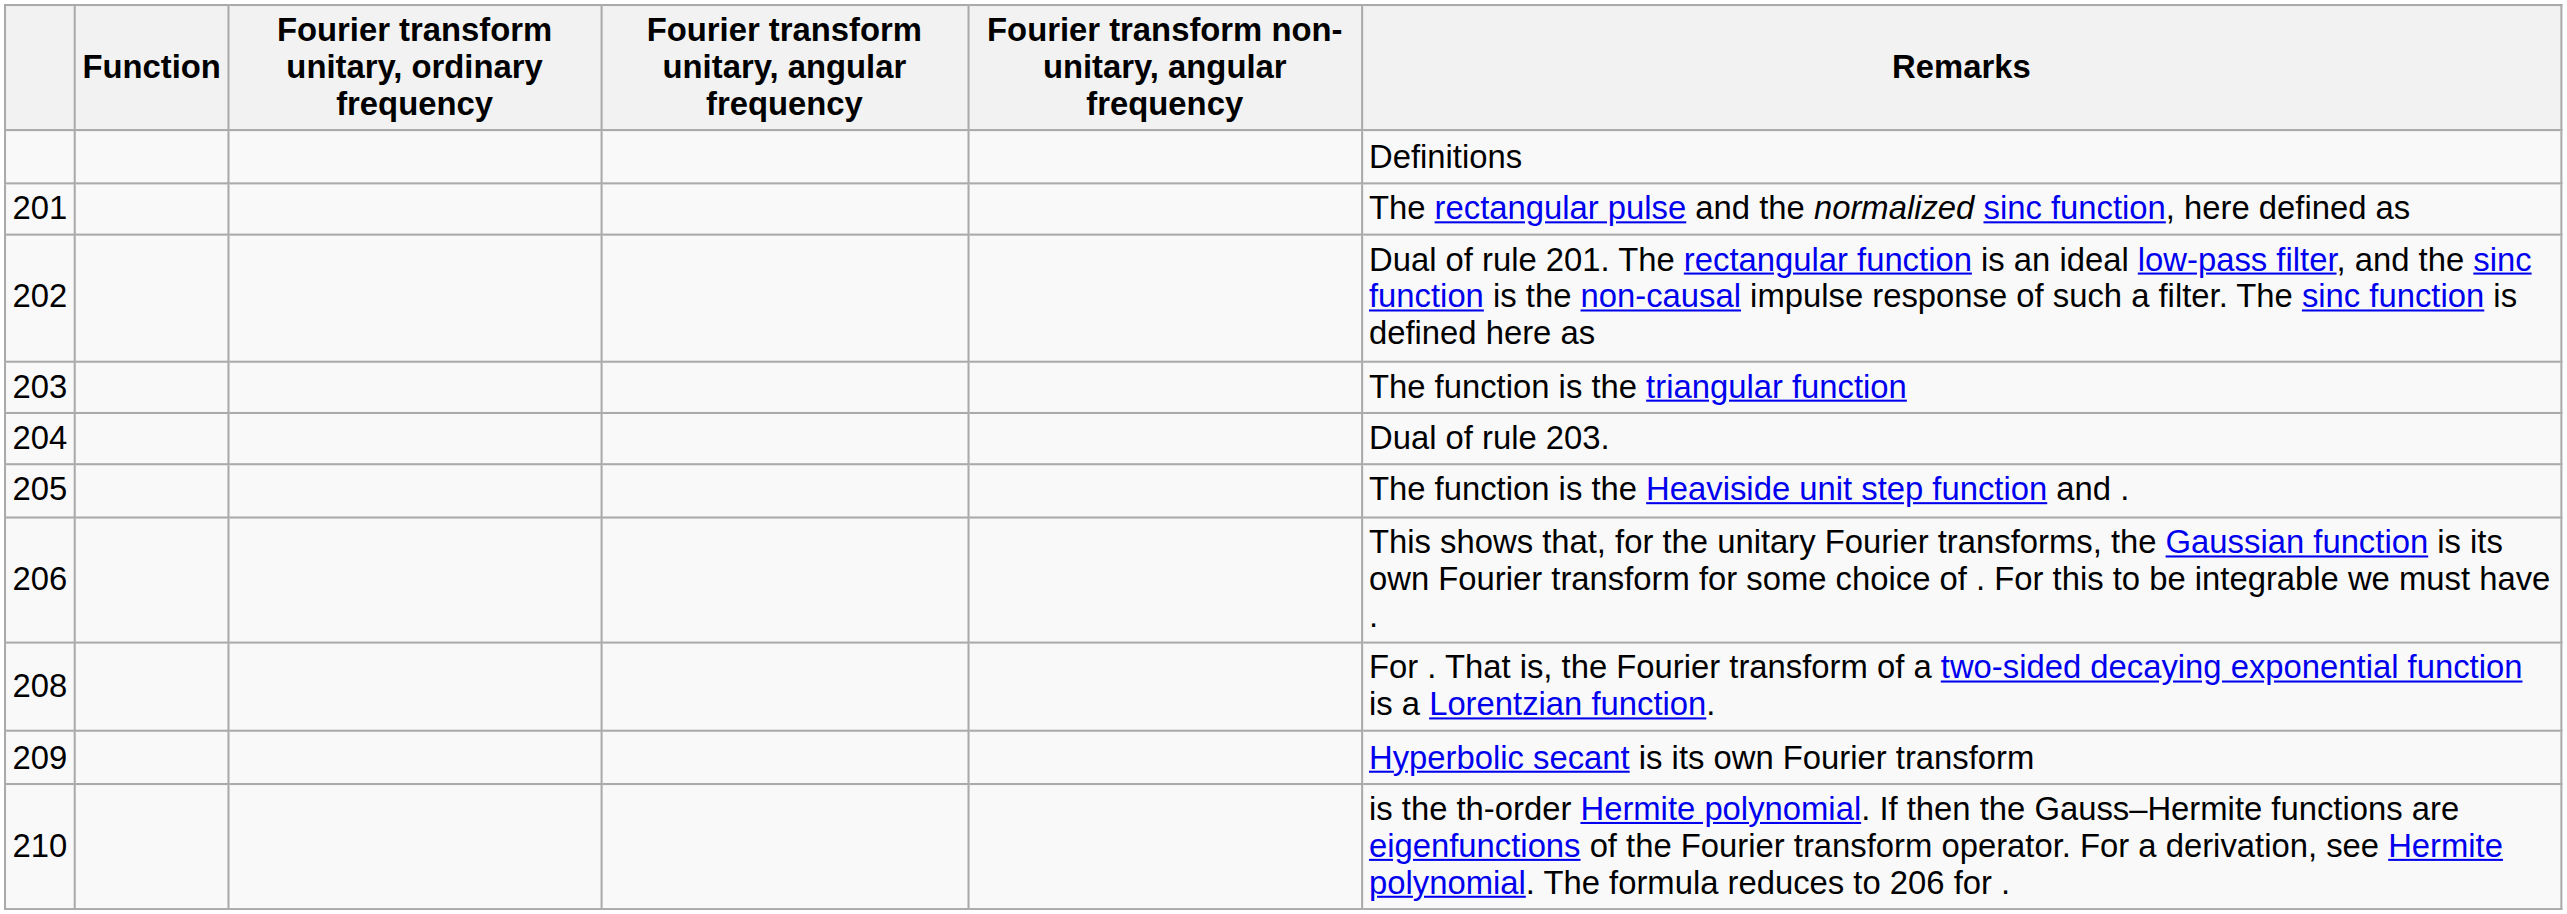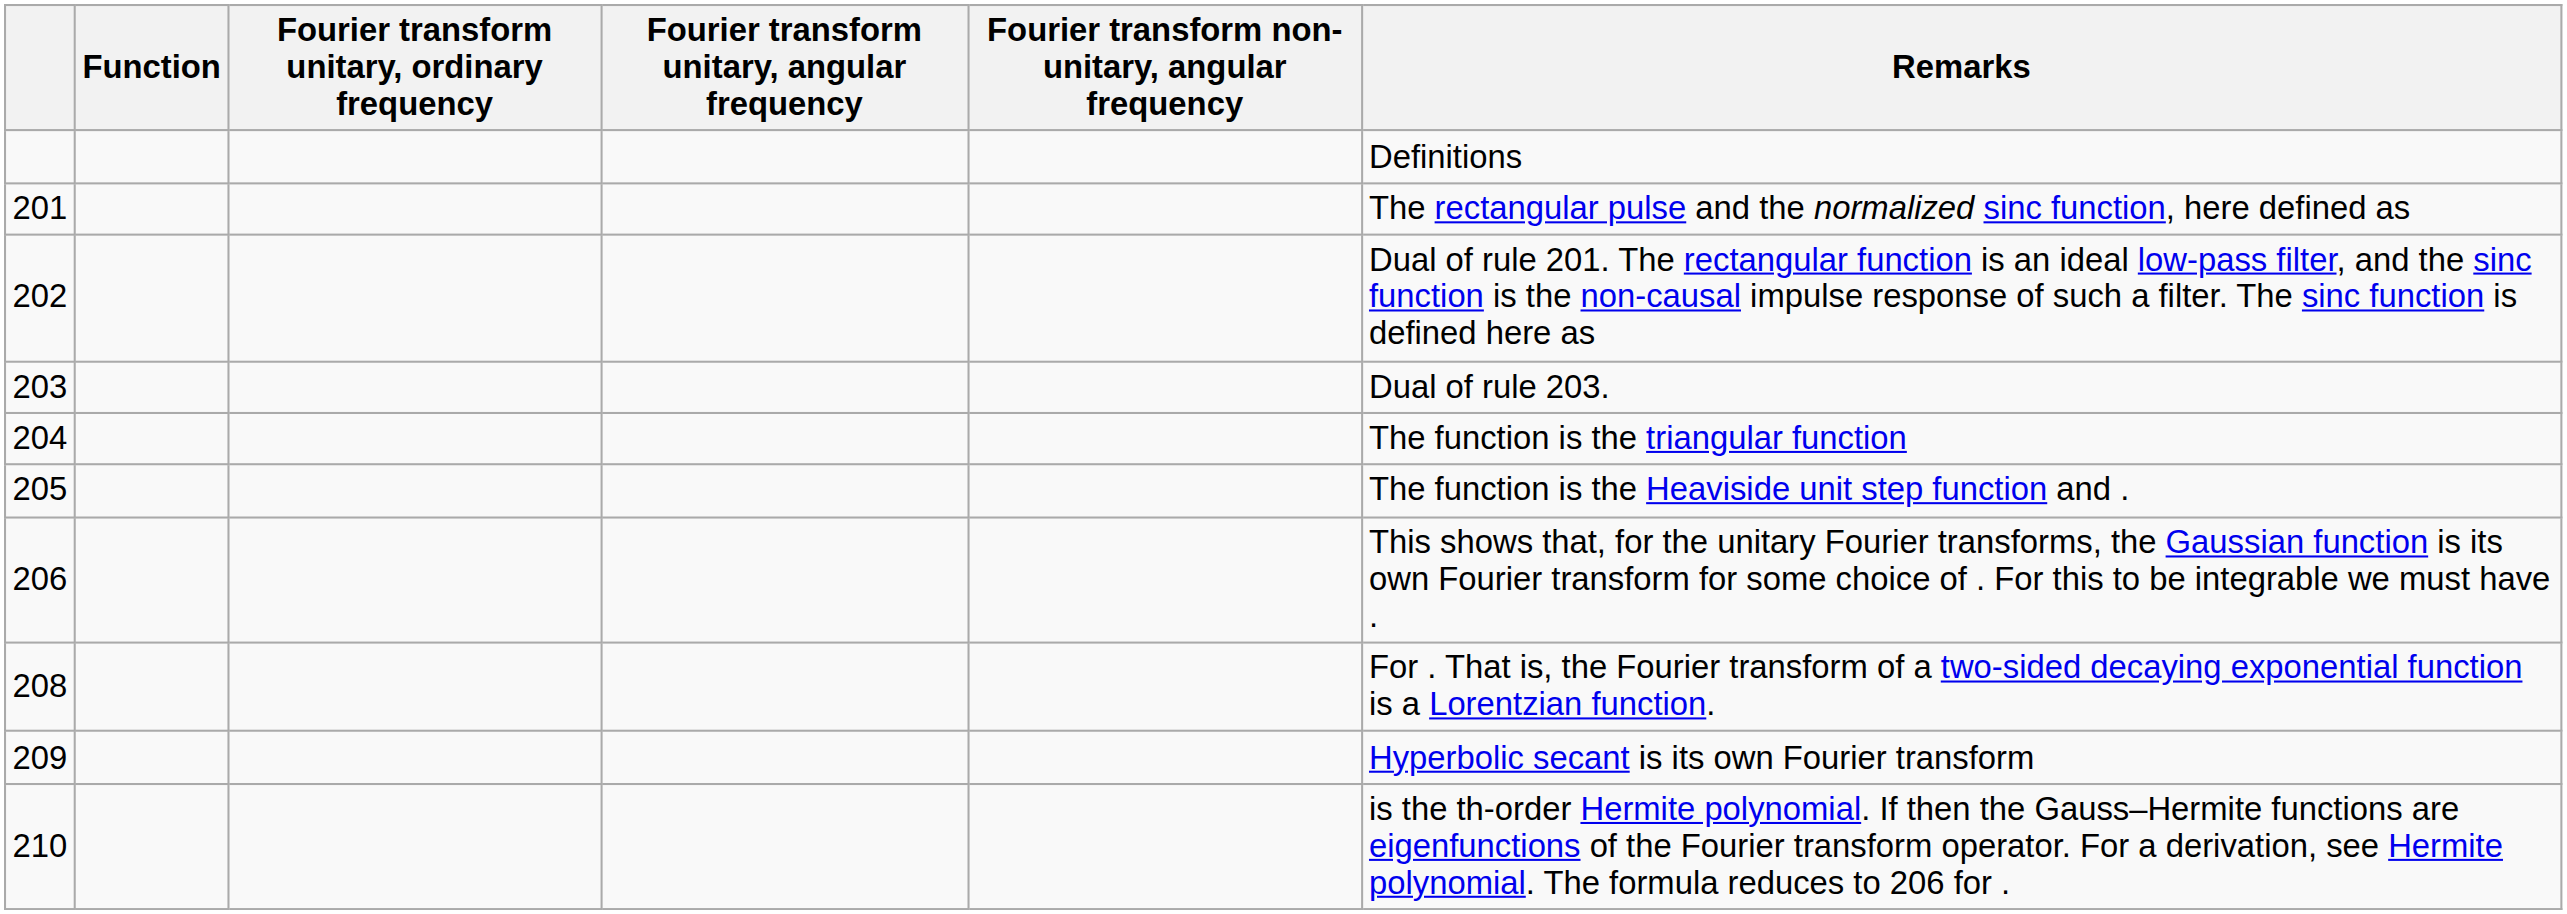(1638, 386) The function is the triangular function -> (1489, 386) Dual of rule 203.
(1489, 438) Dual of rule 203. -> (1638, 438) The function is the triangular function
